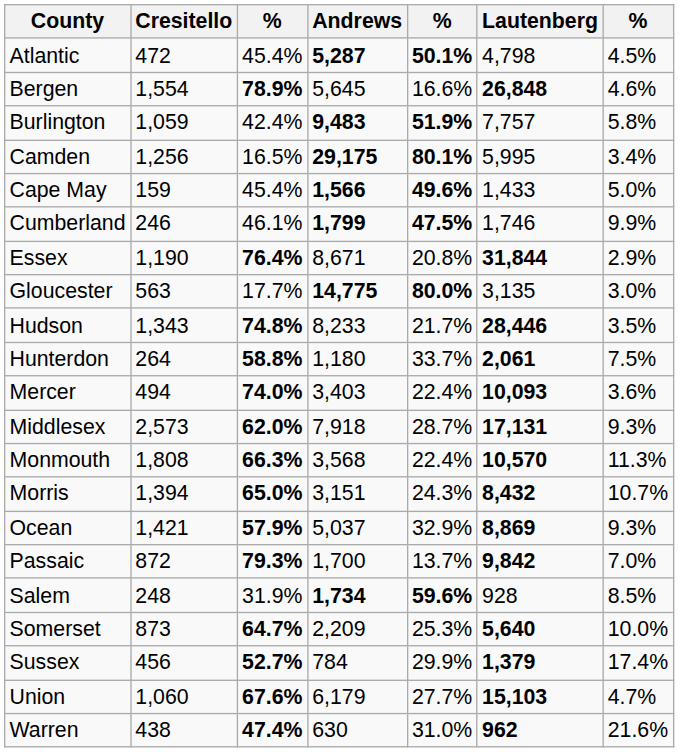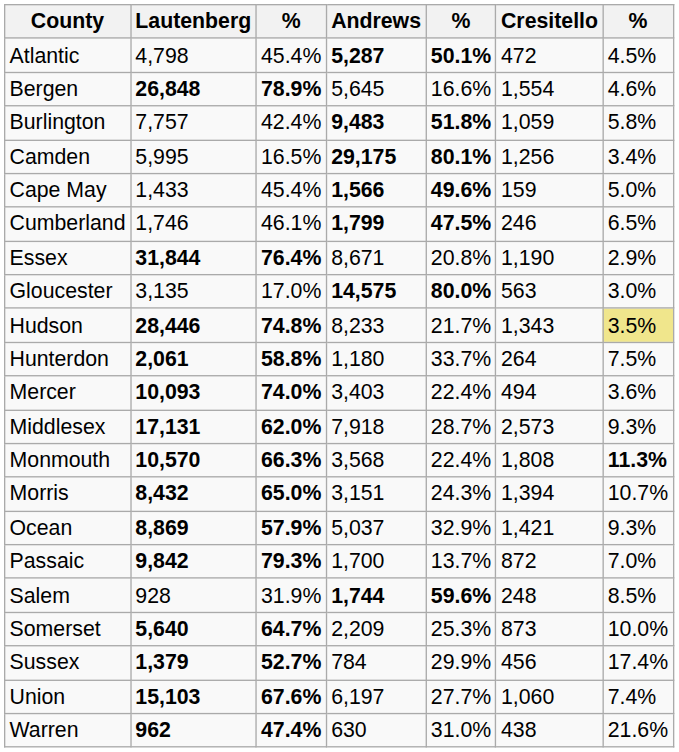columns swapped: (540, 21) <-> (184, 21)
(442, 122) 51.9% -> (461, 122) 51.8%
(632, 223) 9.9% -> (632, 223) 6.5%
(272, 291) 17.7% -> (291, 291) 17.0%
(345, 291) 14,775 -> (364, 291) 14,575
(632, 325) no background -> (632, 325) khaki background
(637, 460) normal -> (637, 460) bold
(339, 595) 1,734 -> (358, 595) 1,744
(339, 696) 6,179 -> (358, 696) 6,197
(632, 696) 4.7% -> (632, 696) 7.4%
